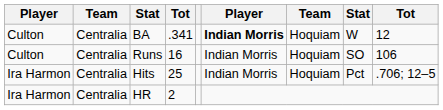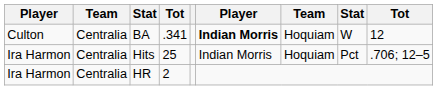- row: (148, 54)
